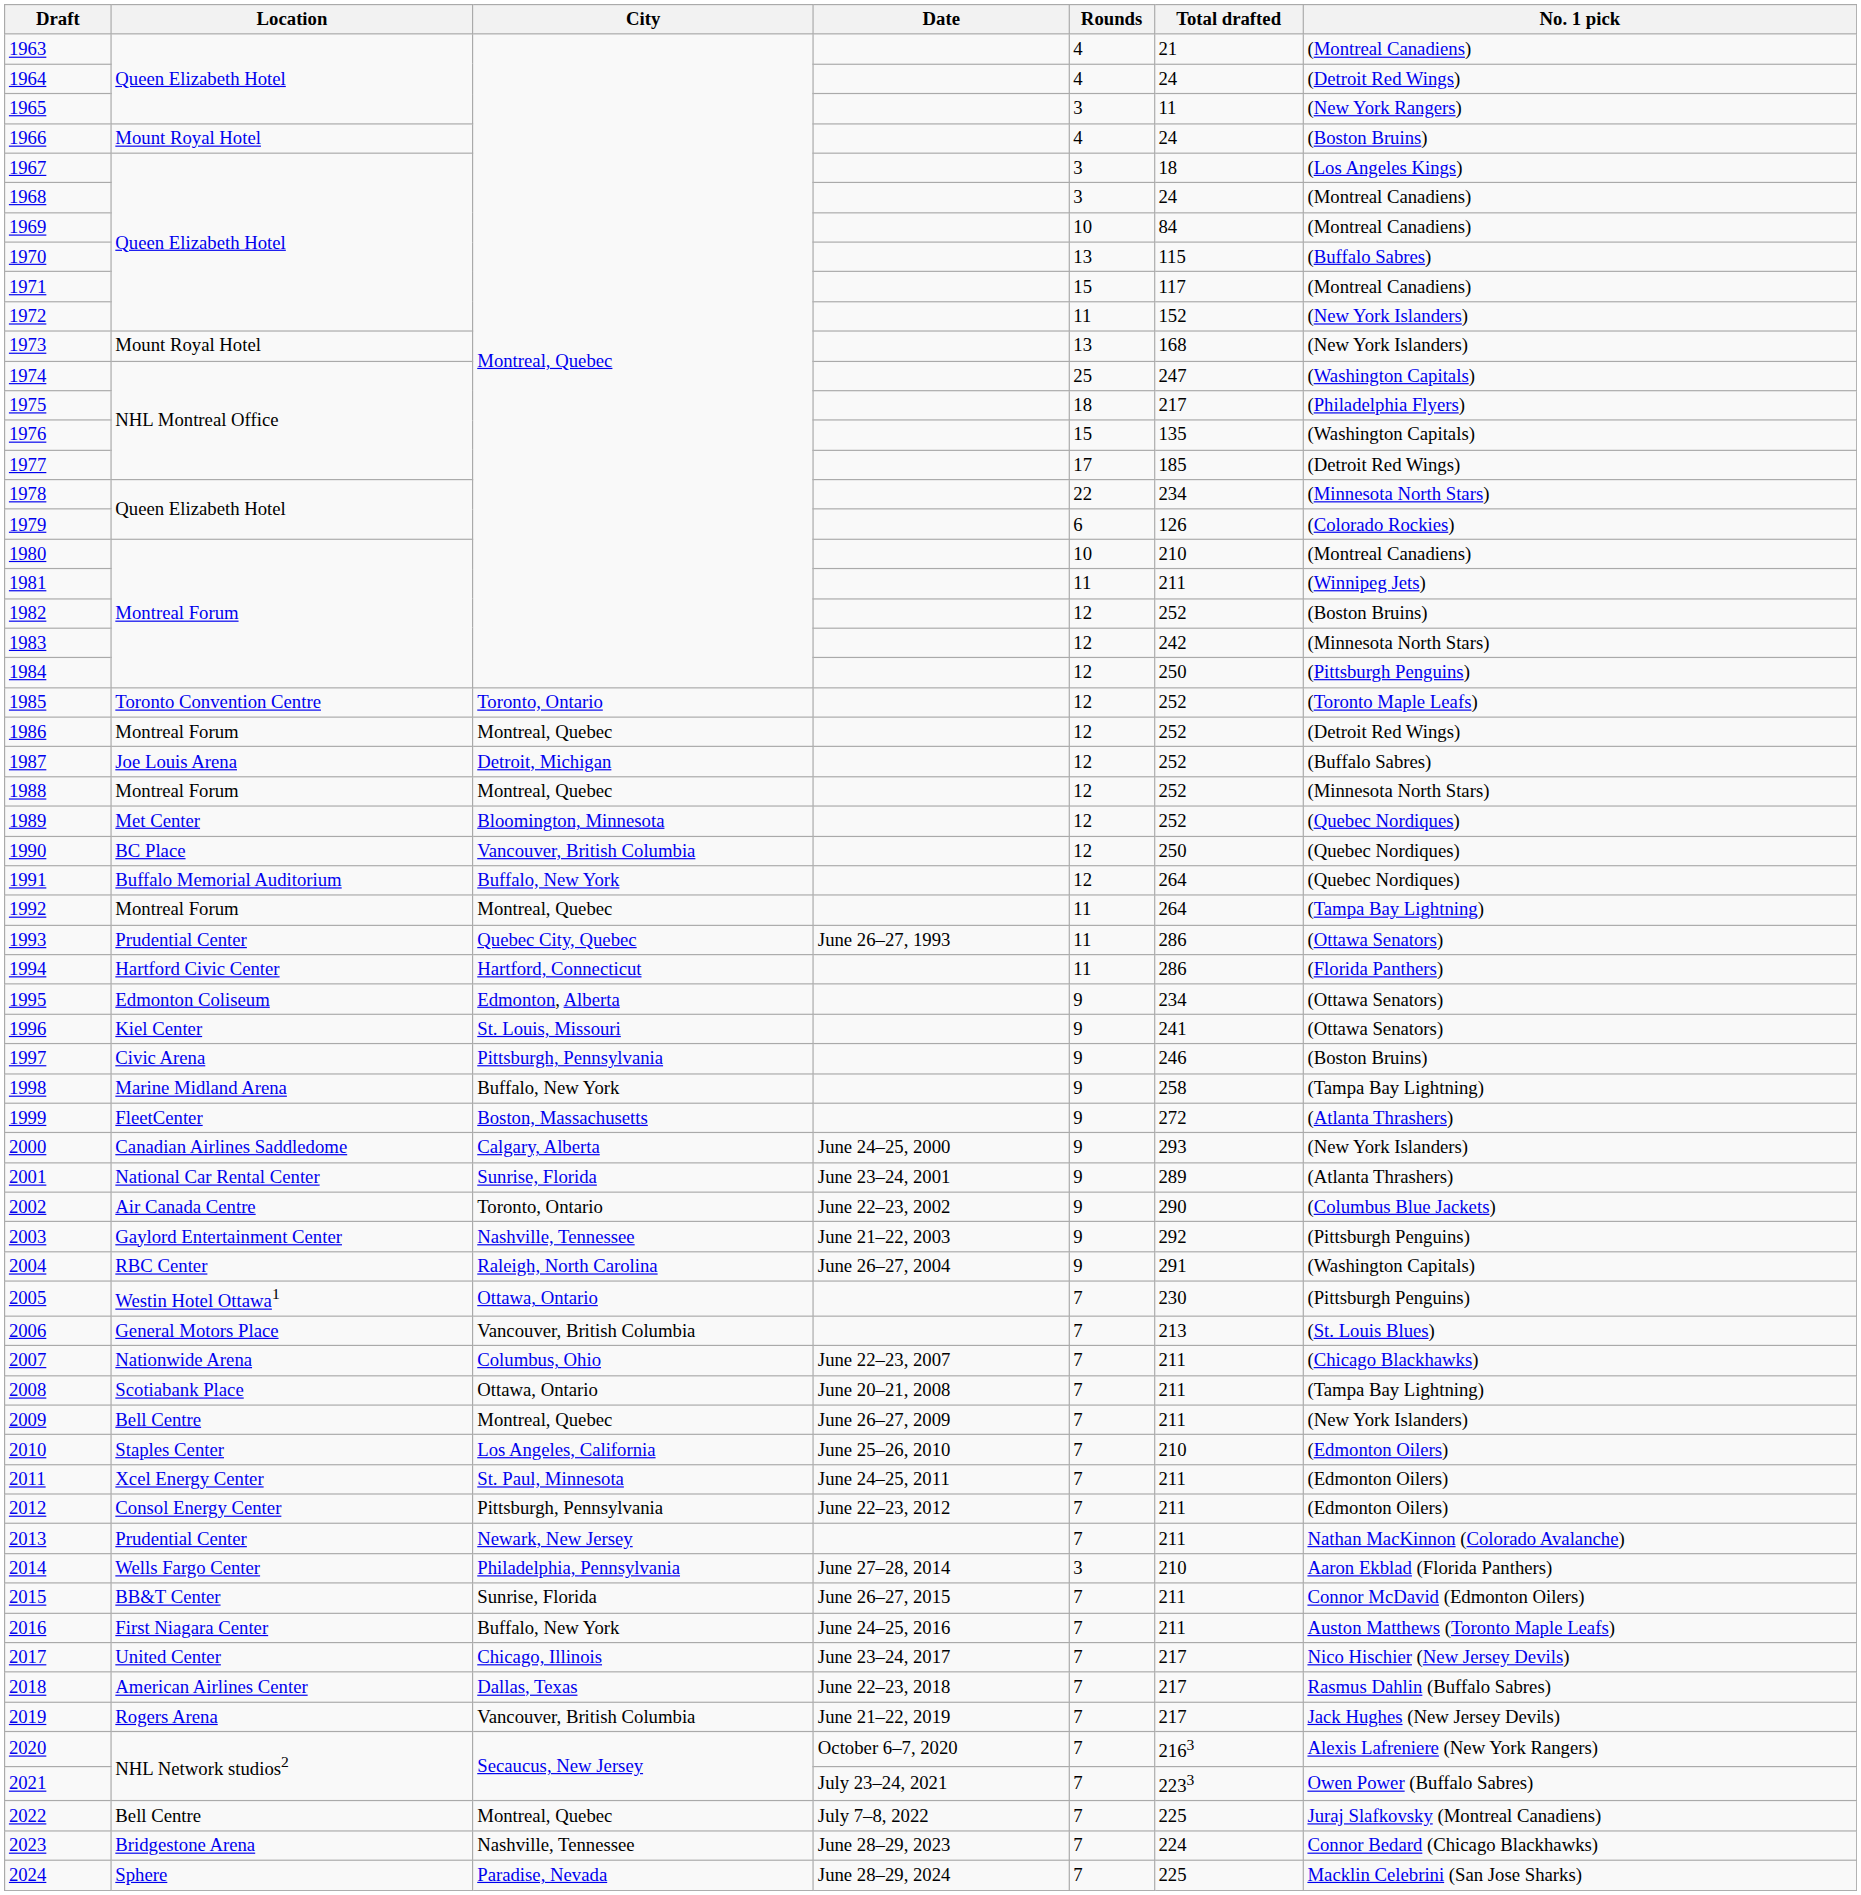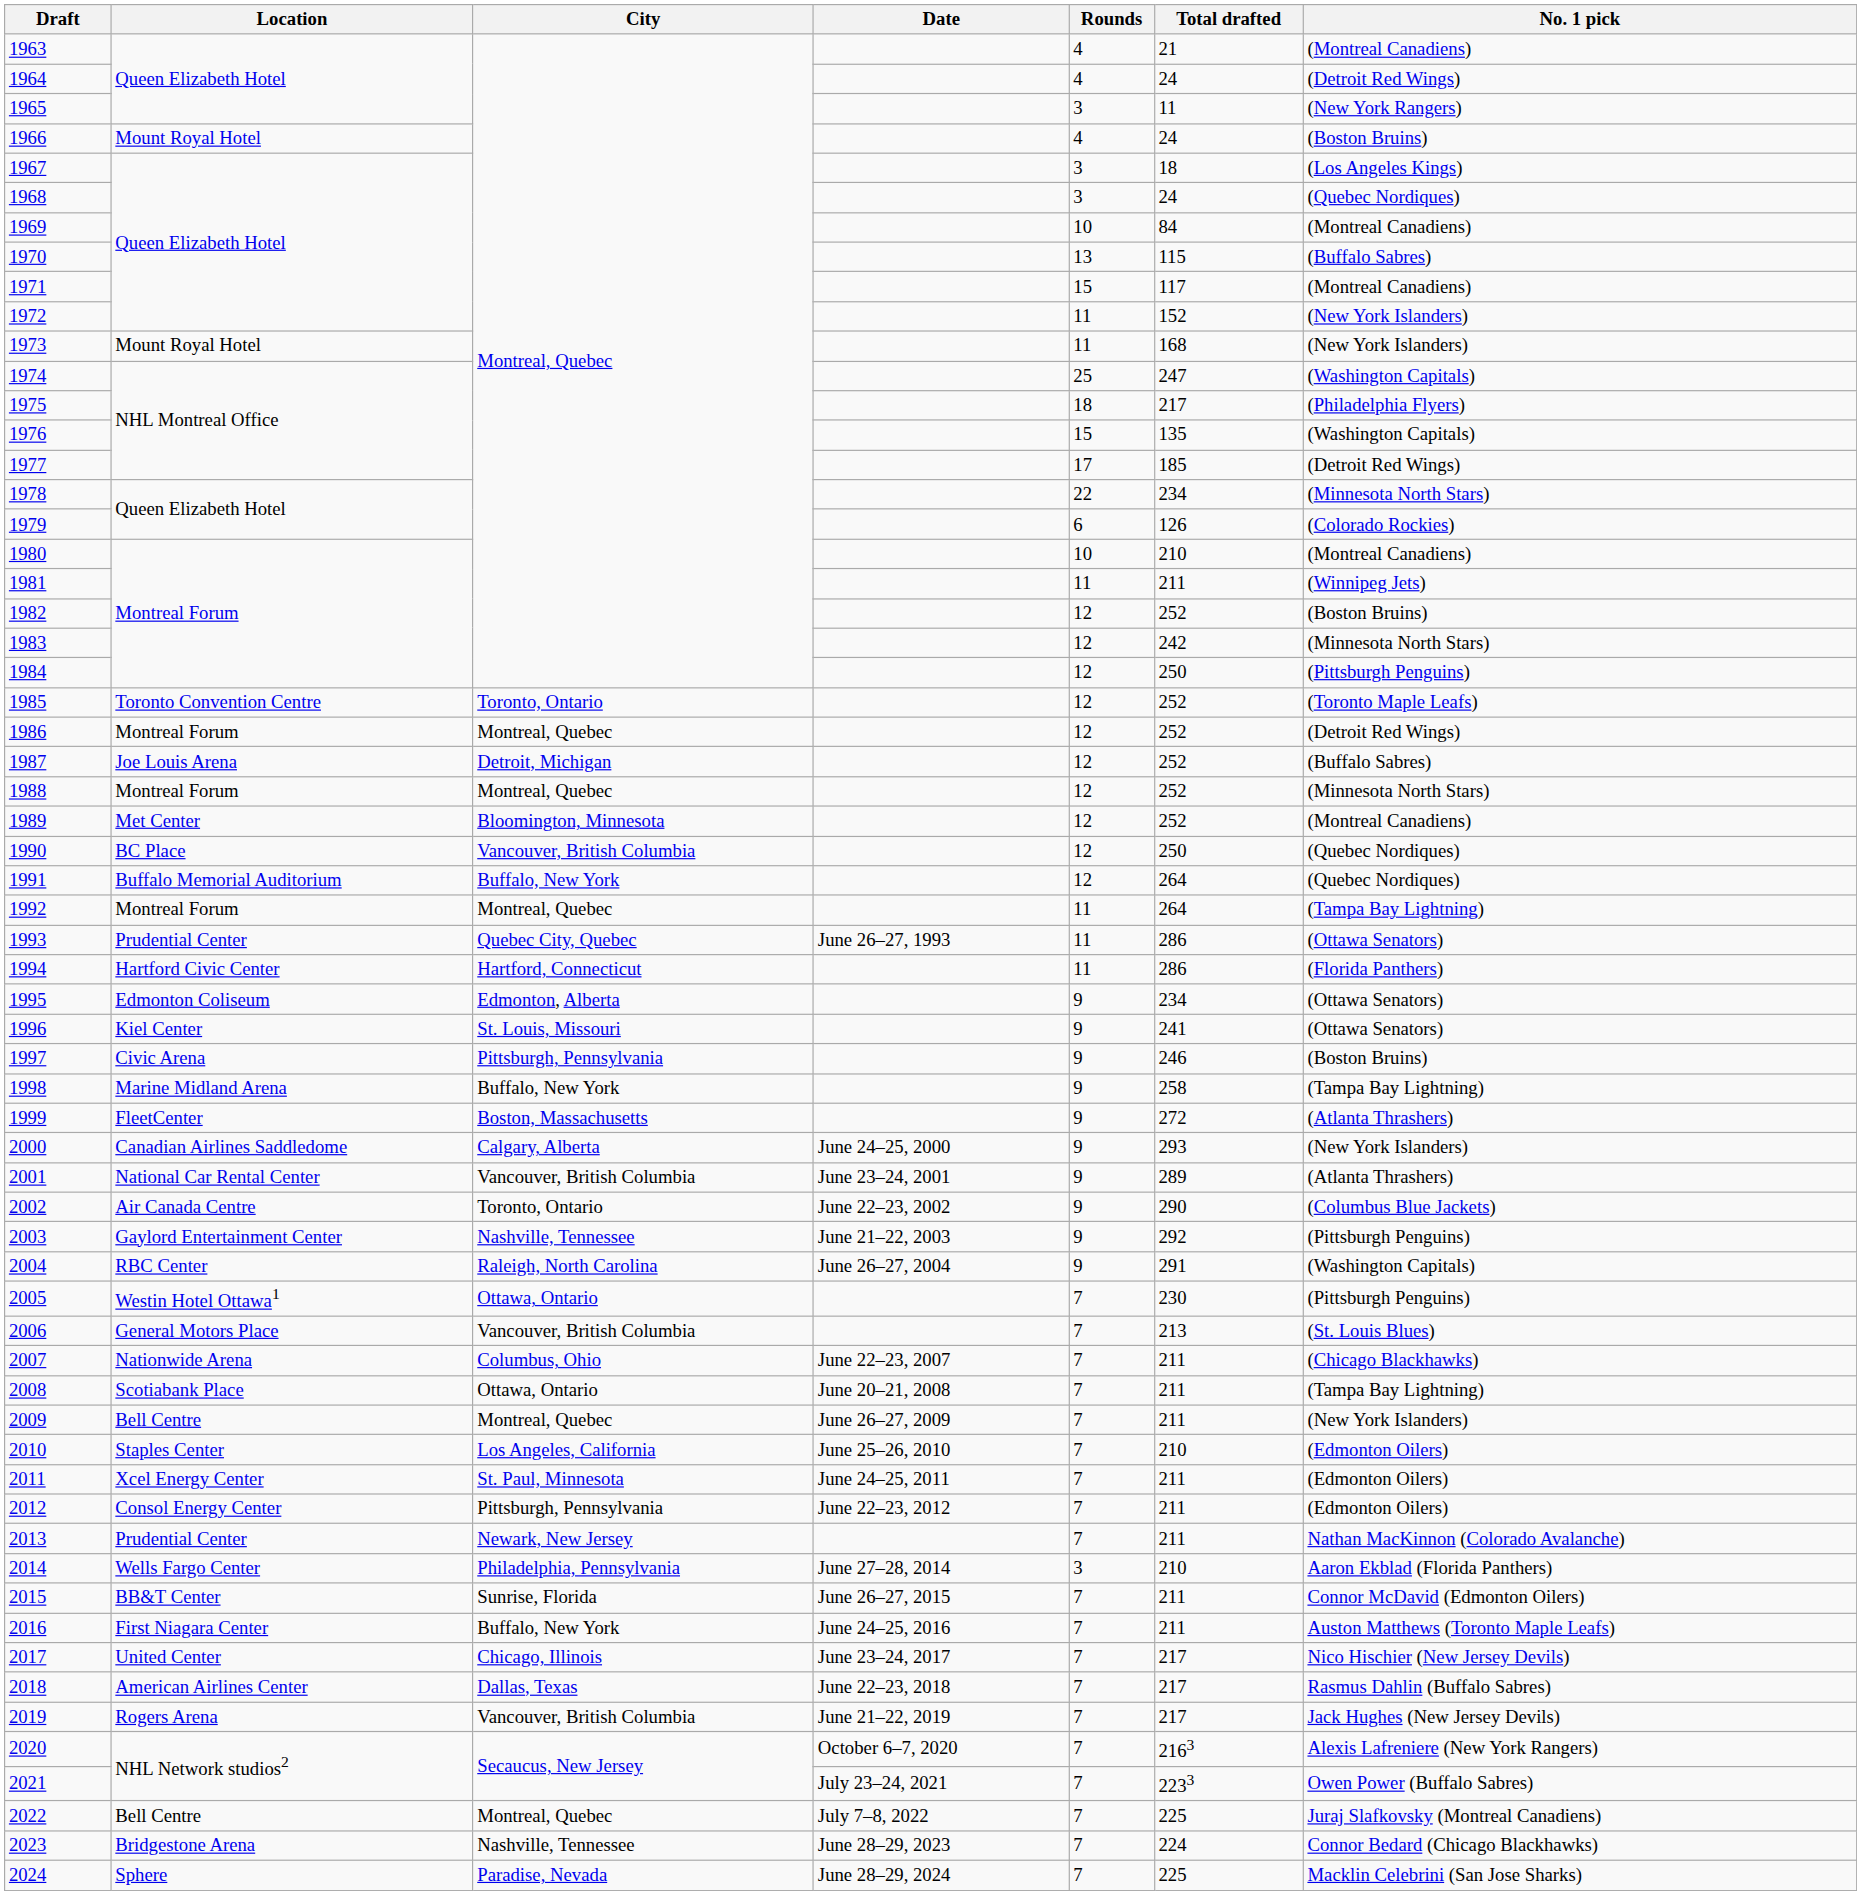(1389, 197) (Montreal Canadiens) -> (1384, 197) (Quebec Nordiques)
(1083, 345) 13 -> (1082, 345) 11
(1384, 820) (Quebec Nordiques) -> (1389, 820) (Montreal Canadiens)
(537, 1177) Sunrise, Florida -> (586, 1177) Vancouver, British Columbia
